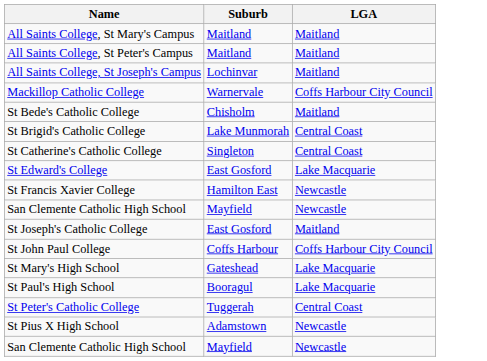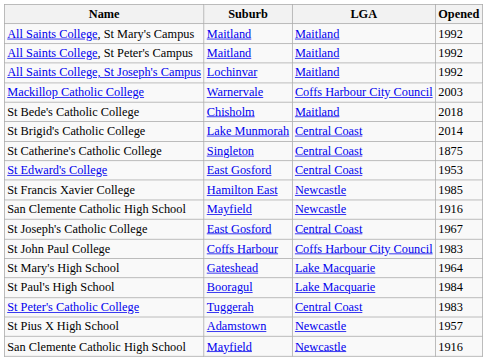+ column: (459, 14)
(335, 170) Lake Macquarie -> (329, 170) Central Coast
(317, 229) Maitland -> (329, 229) Central Coast
